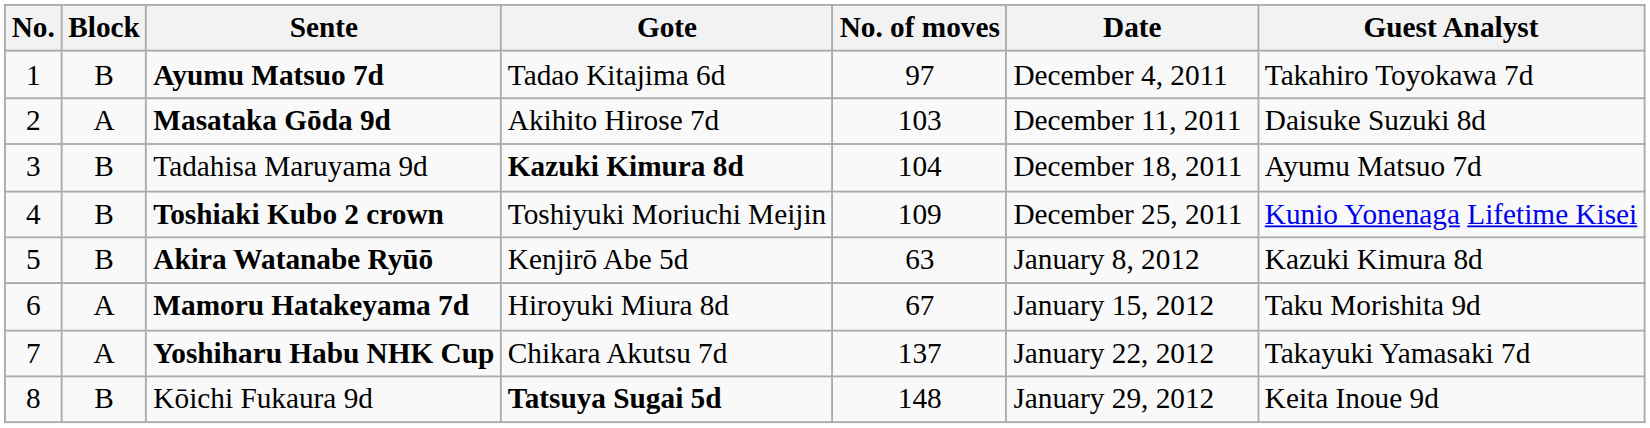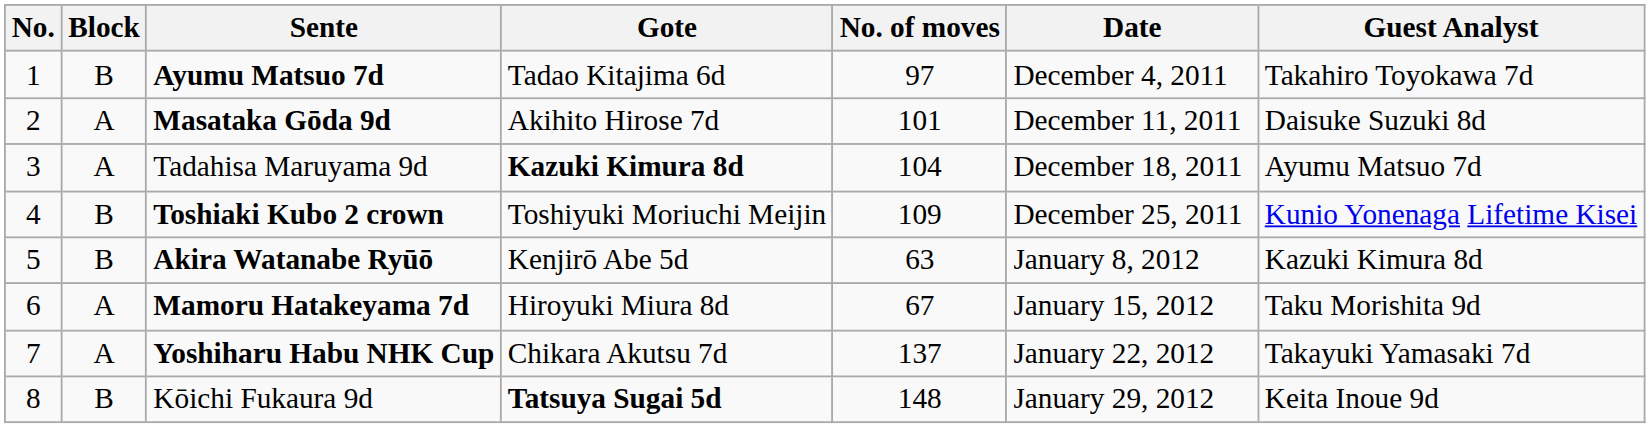(920, 120) 103 -> (920, 120) 101
(104, 167) B -> (104, 167) A
